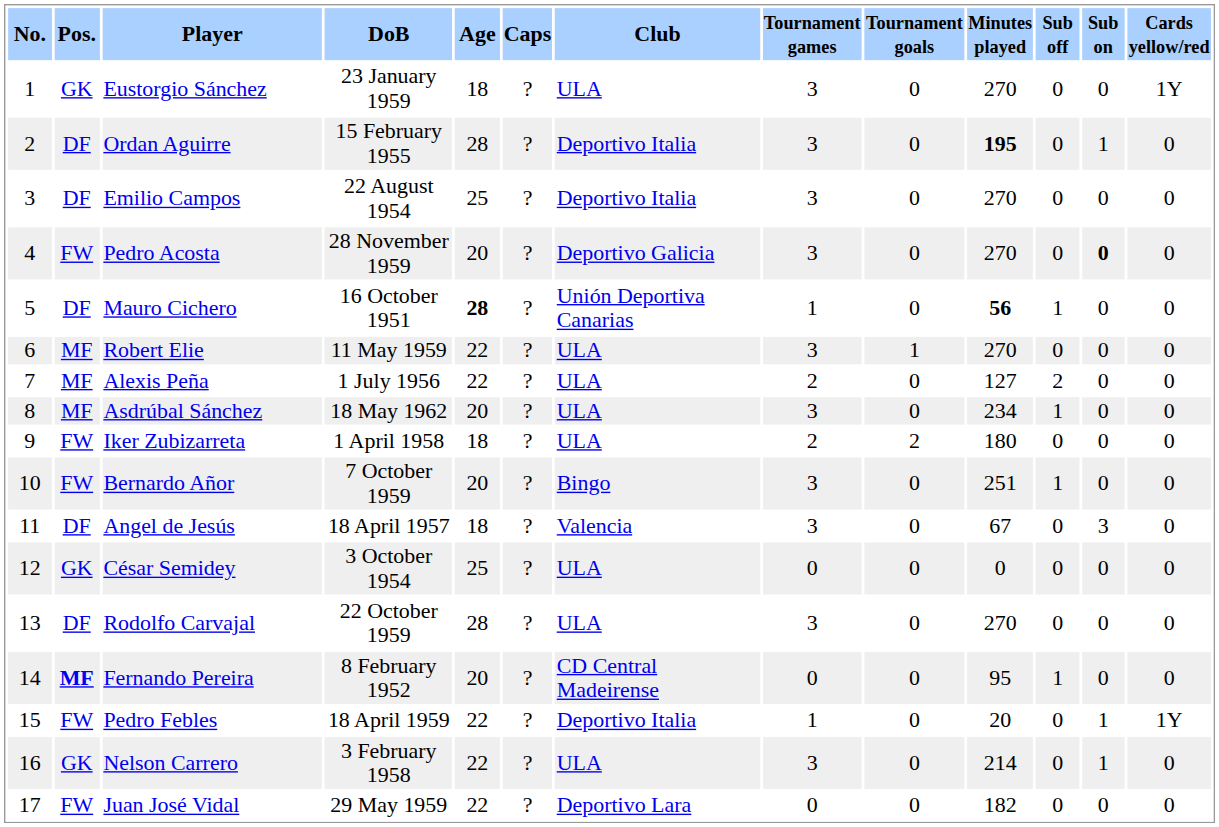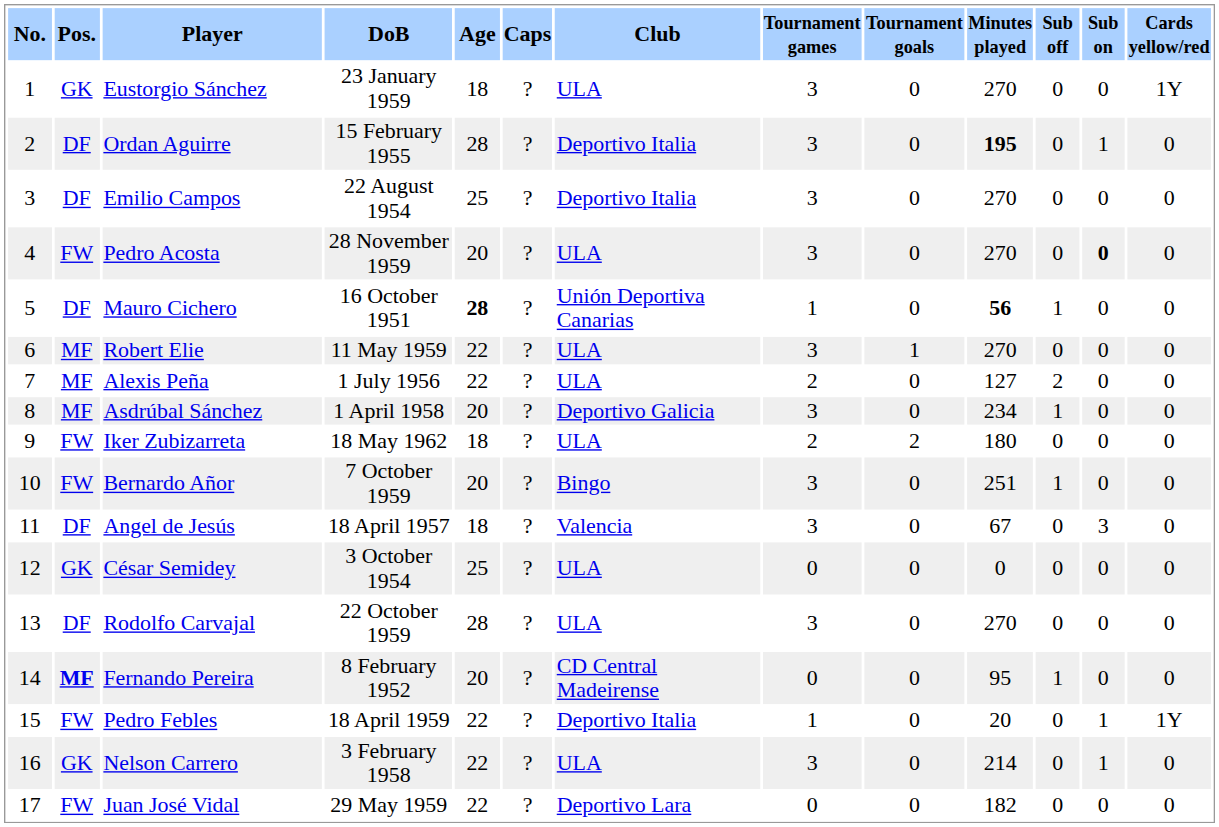(636, 253) Deportivo Galicia -> (579, 253) ULA
(389, 410) 18 May 1962 -> (389, 410) 1 April 1958
(579, 410) ULA -> (636, 410) Deportivo Galicia
(389, 440) 1 April 1958 -> (389, 440) 18 May 1962
